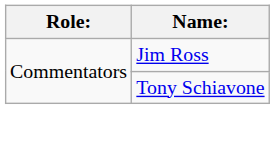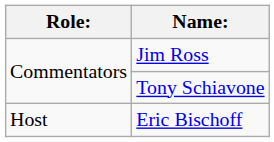+ row: (189, 120)
